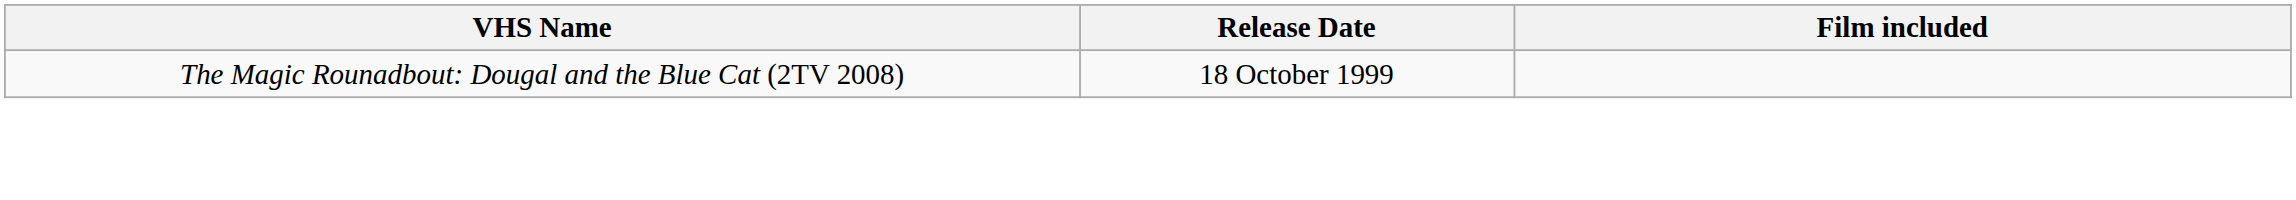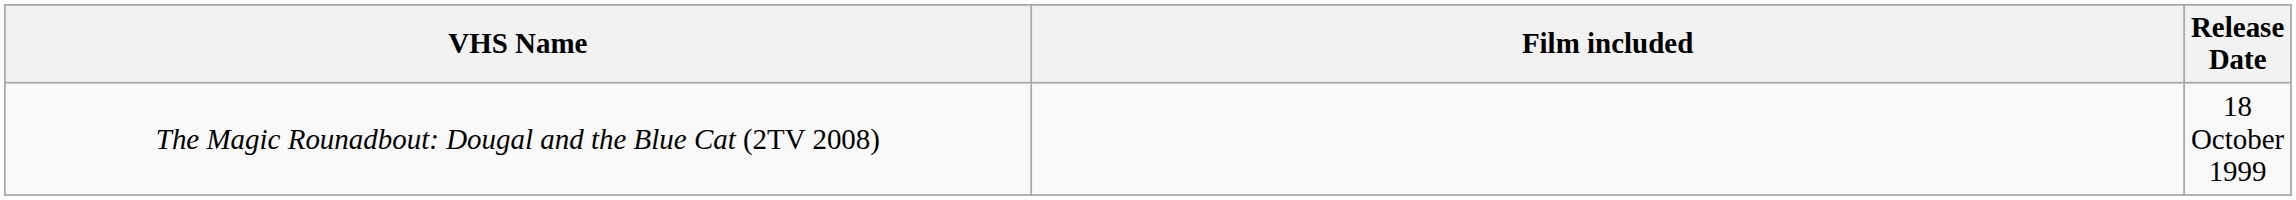columns swapped: (1296, 27) <-> (1902, 27)
